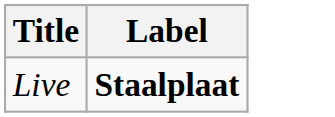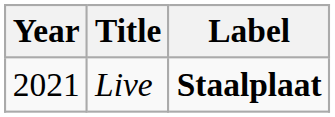+ column: (46, 31)
